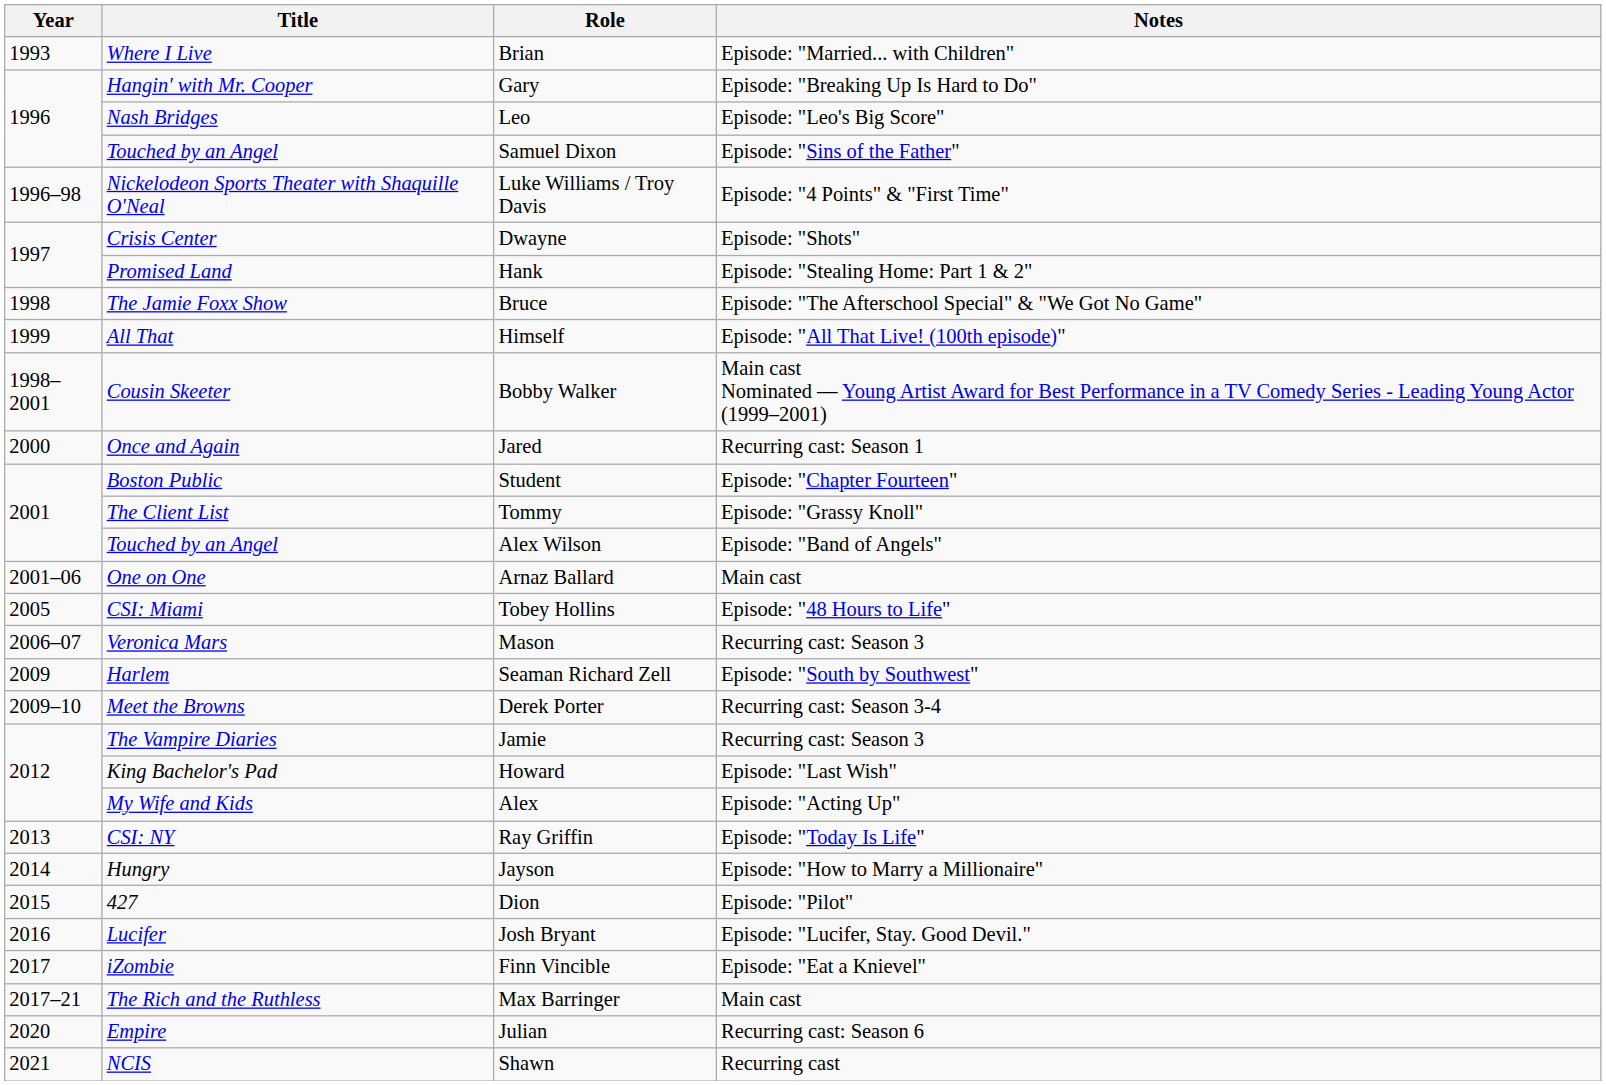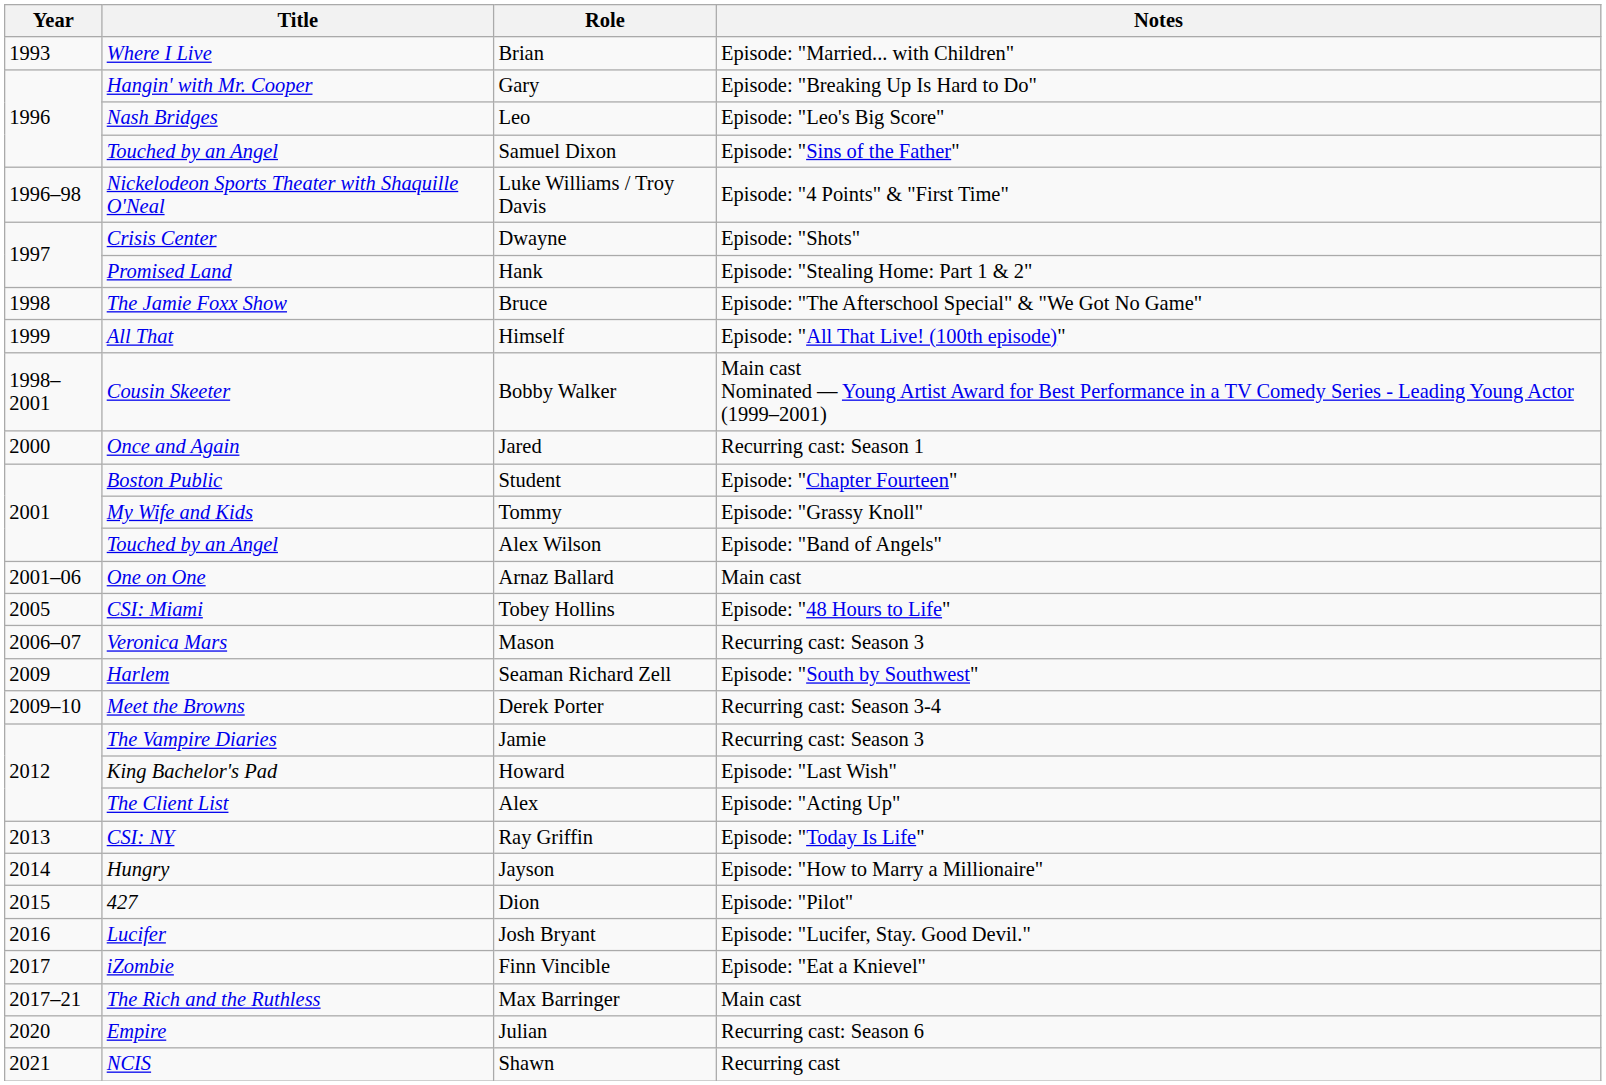(168, 512) The Client List -> (180, 512) My Wife and Kids
(180, 804) My Wife and Kids -> (168, 804) The Client List
